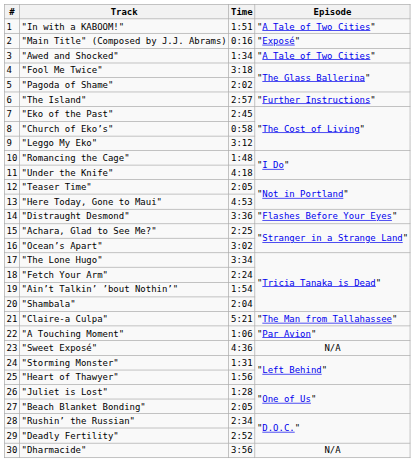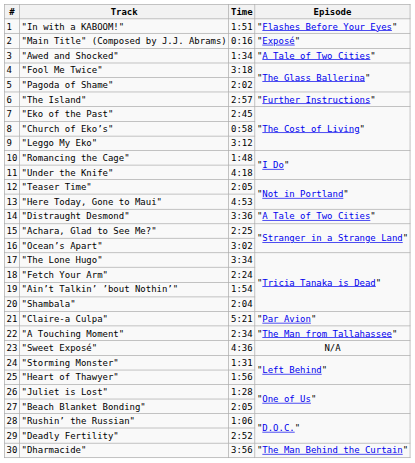(316, 26) "A Tale of Two Cities" -> (327, 26) "Flashes Before Your Eyes"
(327, 216) "Flashes Before Your Eyes" -> (316, 216) "A Tale of Two Cities"
(327, 319) "The Man from Tallahassee" -> (287, 319) "Par Avion"
(242, 333) 1:06 -> (242, 333) 2:34
(287, 333) "Par Avion" -> (327, 333) "The Man from Tallahassee"
(242, 421) 2:34 -> (242, 421) 1:06
(333, 450) N/A -> (333, 450) "The Man Behind the Curtain"
